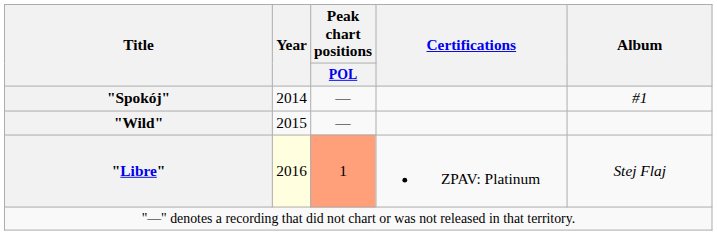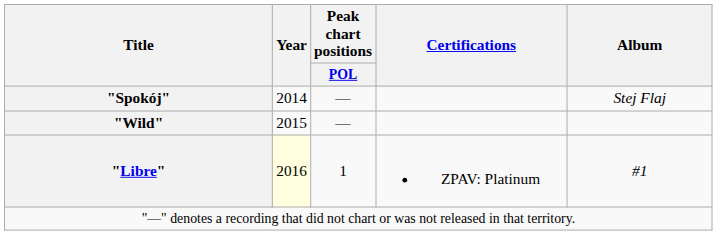(640, 98) #1 -> (640, 98) Stej Flaj
(343, 171) lightsalmon background -> (343, 171) no background
(640, 171) Stej Flaj -> (640, 171) #1
